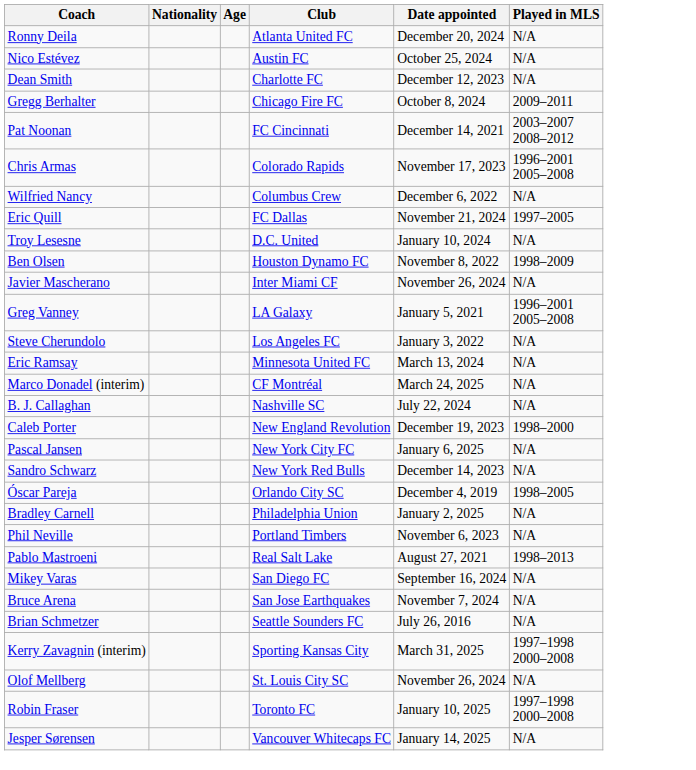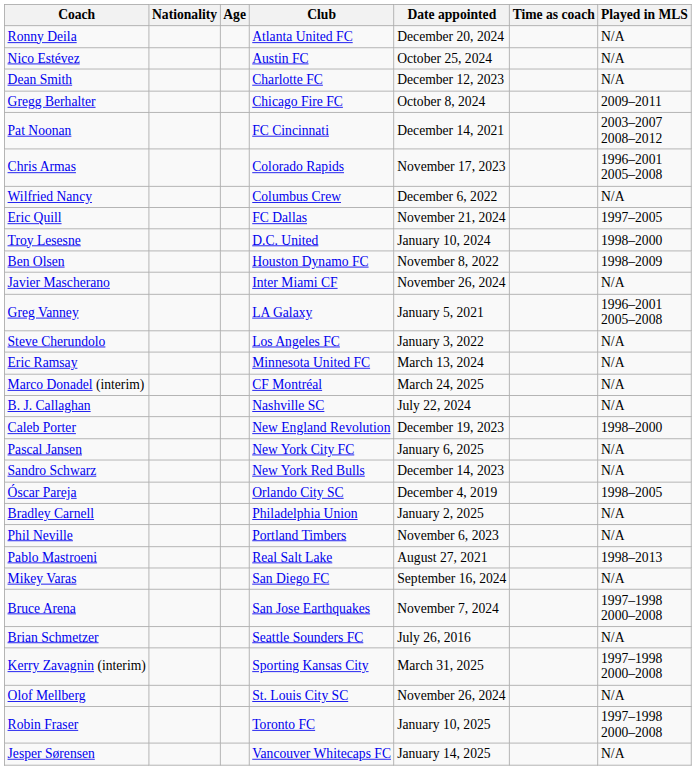+ column: (554, 15)
(524, 240) N/A -> (632, 240) 1998–2000
(524, 600) N/A -> (632, 608) 1997–1998 2000–2008
